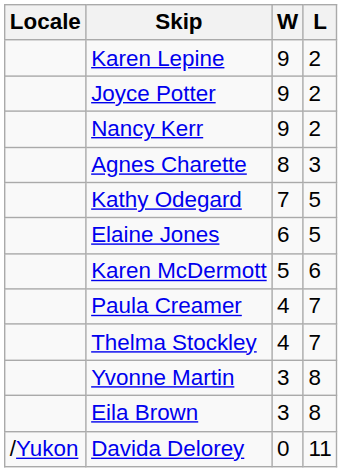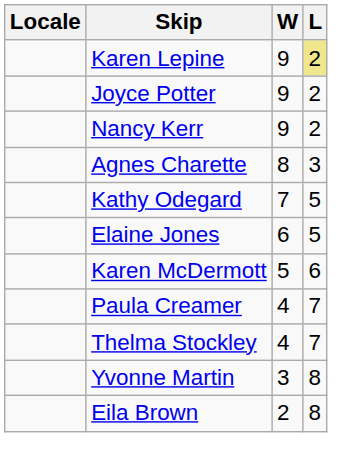(315, 57) no background -> (315, 57) khaki background
(283, 413) 3 -> (283, 413) 2
- row: (168, 448)
